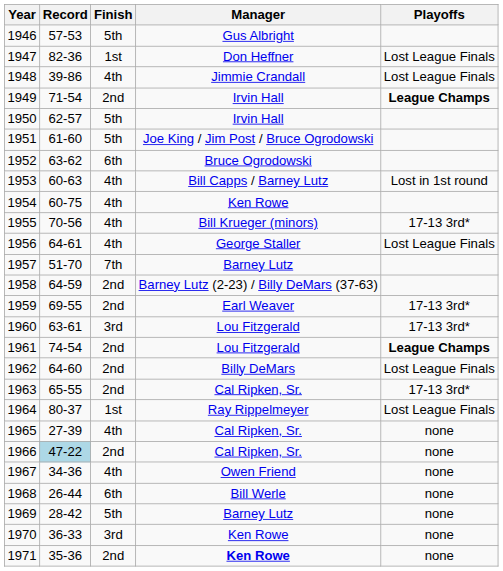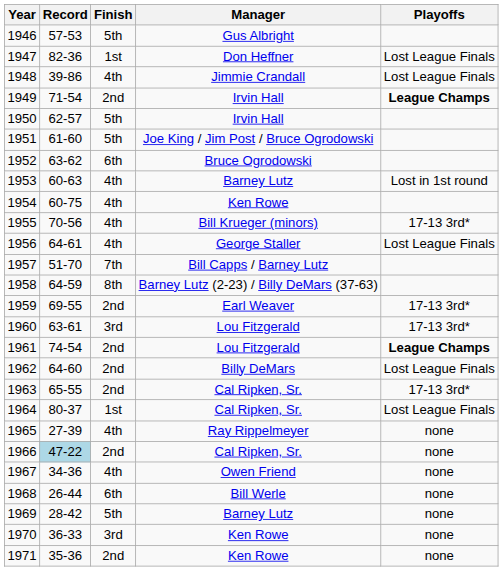(258, 181) Bill Capps / Barney Lutz -> (258, 181) Barney Lutz
(258, 264) Barney Lutz -> (258, 264) Bill Capps / Barney Lutz
(113, 285) 2nd -> (113, 285) 8th
(258, 410) Ray Rippelmeyer -> (258, 410) Cal Ripken, Sr.
(258, 431) Cal Ripken, Sr. -> (258, 431) Ray Rippelmeyer
(258, 555) bold -> (258, 555) normal
